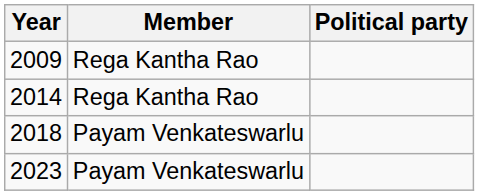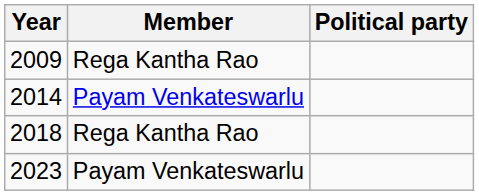(166, 97) Rega Kantha Rao -> (188, 97) Payam Venkateswarlu
(188, 134) Payam Venkateswarlu -> (166, 134) Rega Kantha Rao
